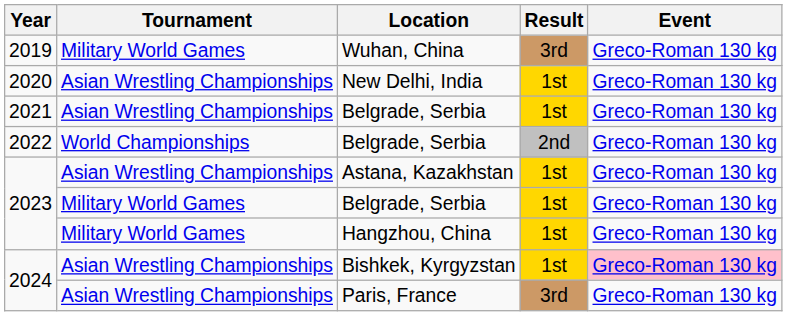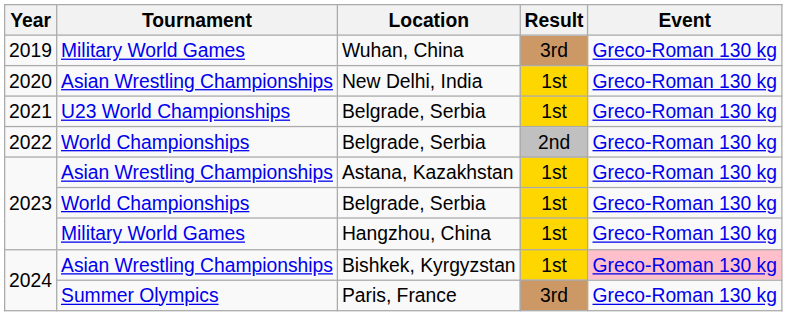(197, 112) Asian Wrestling Championships -> (176, 112) U23 World Championships
(153, 203) Military World Games -> (155, 203) World Championships
(197, 295) Asian Wrestling Championships -> (140, 295) Summer Olympics
